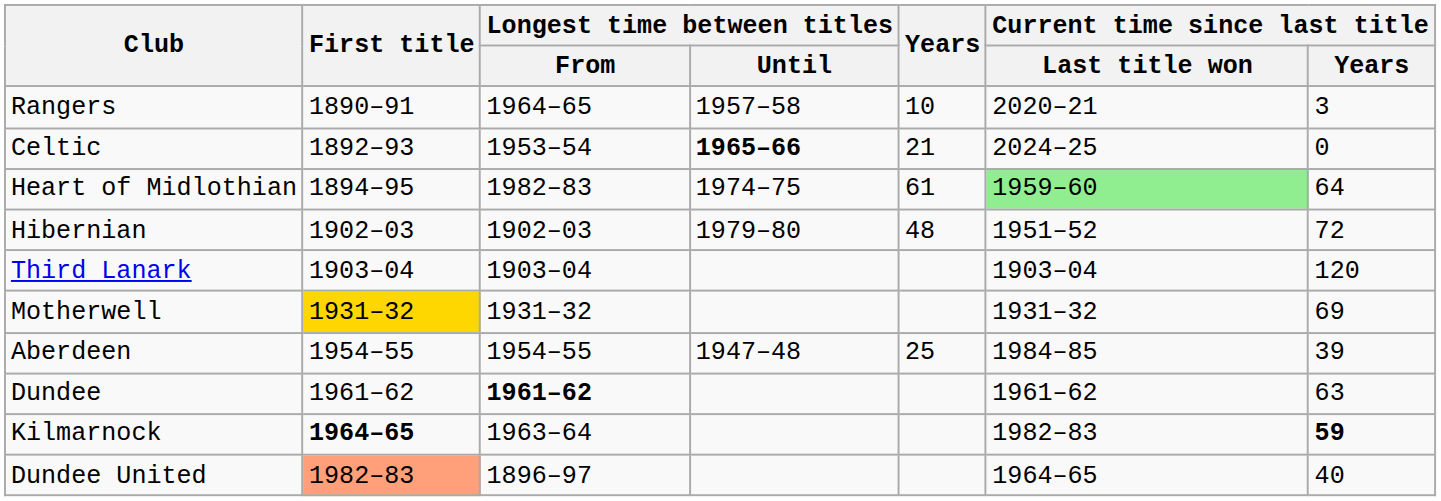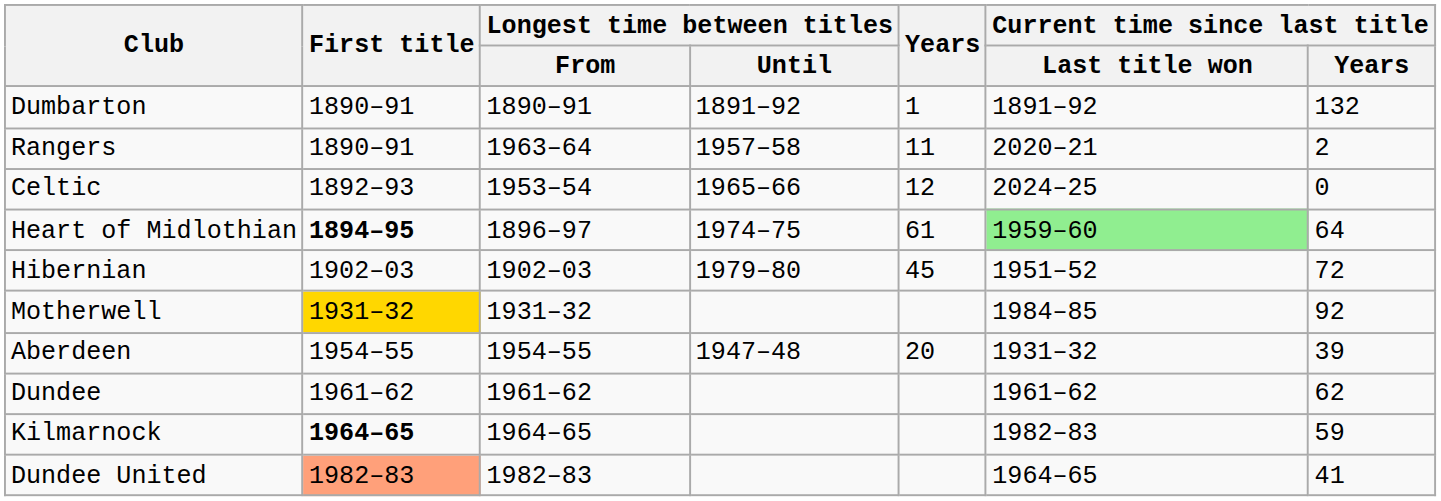+ row: (79, 107)
(539, 107) 1964–65 -> (539, 148) 1963–64
(920, 107) 10 -> (920, 148) 11
(1322, 107) 3 -> (1322, 148) 2
(748, 148) bold -> (748, 189) normal
(920, 148) 21 -> (920, 189) 12
(362, 189) normal -> (362, 230) bold
(539, 189) 1982–83 -> (539, 230) 1896–97
(920, 230) 48 -> (920, 271) 45
- row: (101, 271)
(1045, 312) 1931–32 -> (1045, 312) 1984–85
(1330, 312) 69 -> (1330, 312) 92
(920, 353) 25 -> (920, 353) 20
(1045, 353) 1984–85 -> (1045, 353) 1931–32
(539, 393) bold -> (539, 393) normal
(1330, 393) 63 -> (1330, 393) 62
(539, 434) 1963–64 -> (539, 434) 1964–65
(1330, 434) bold -> (1330, 434) normal
(539, 475) 1896–97 -> (539, 475) 1982–83
(1330, 475) 40 -> (1330, 475) 41
